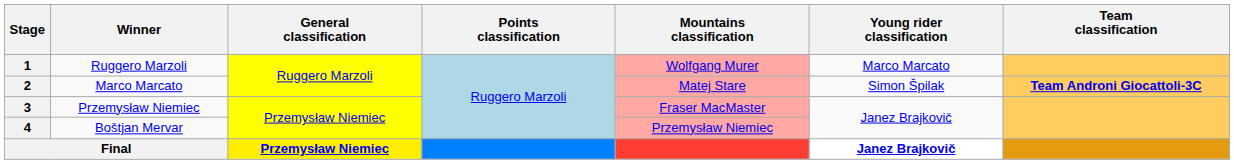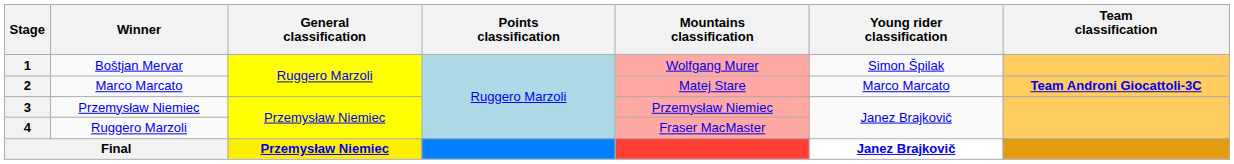(139, 66) Ruggero Marzoli -> (139, 66) Boštjan Mervar
(906, 66) Marco Marcato -> (906, 66) Simon Špilak
(906, 86) Simon Špilak -> (906, 86) Marco Marcato
(712, 107) Fraser MacMaster -> (712, 107) Przemysław Niemiec
(139, 128) Boštjan Mervar -> (139, 128) Ruggero Marzoli
(712, 128) Przemysław Niemiec -> (712, 128) Fraser MacMaster
